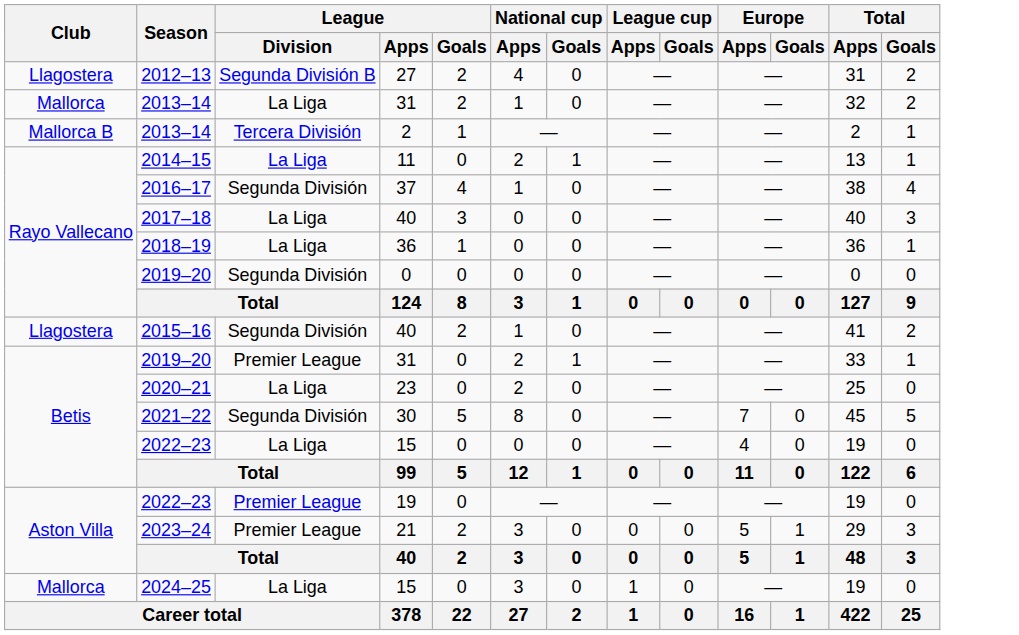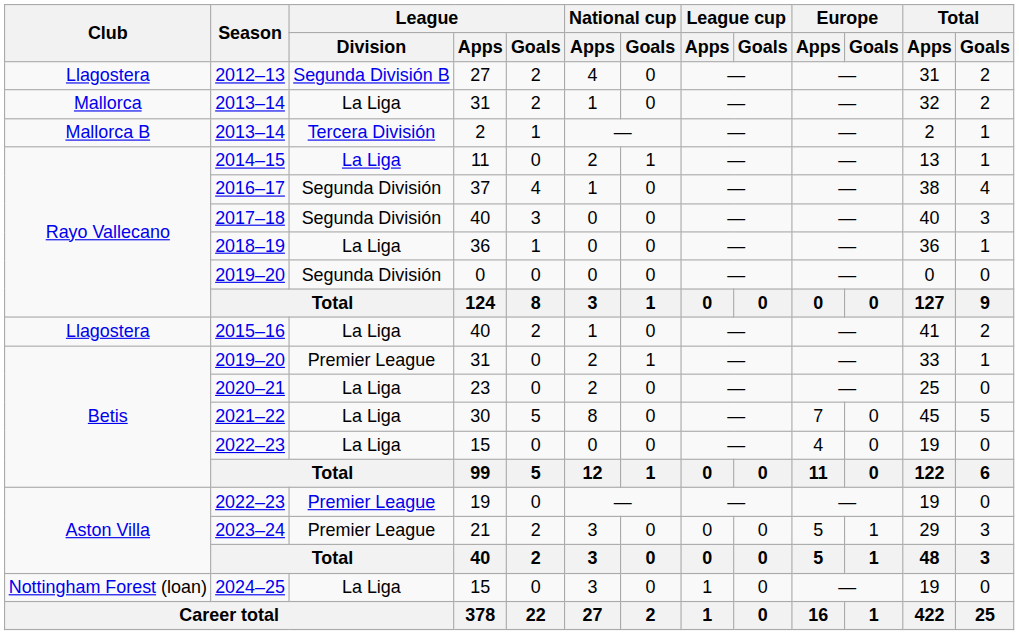(297, 217) La Liga -> (371, 217) Segunda División
(297, 331) Segunda División -> (371, 331) La Liga
(297, 416) Segunda División -> (371, 416) La Liga
(71, 587) Mallorca -> (108, 587) Nottingham Forest (loan)
